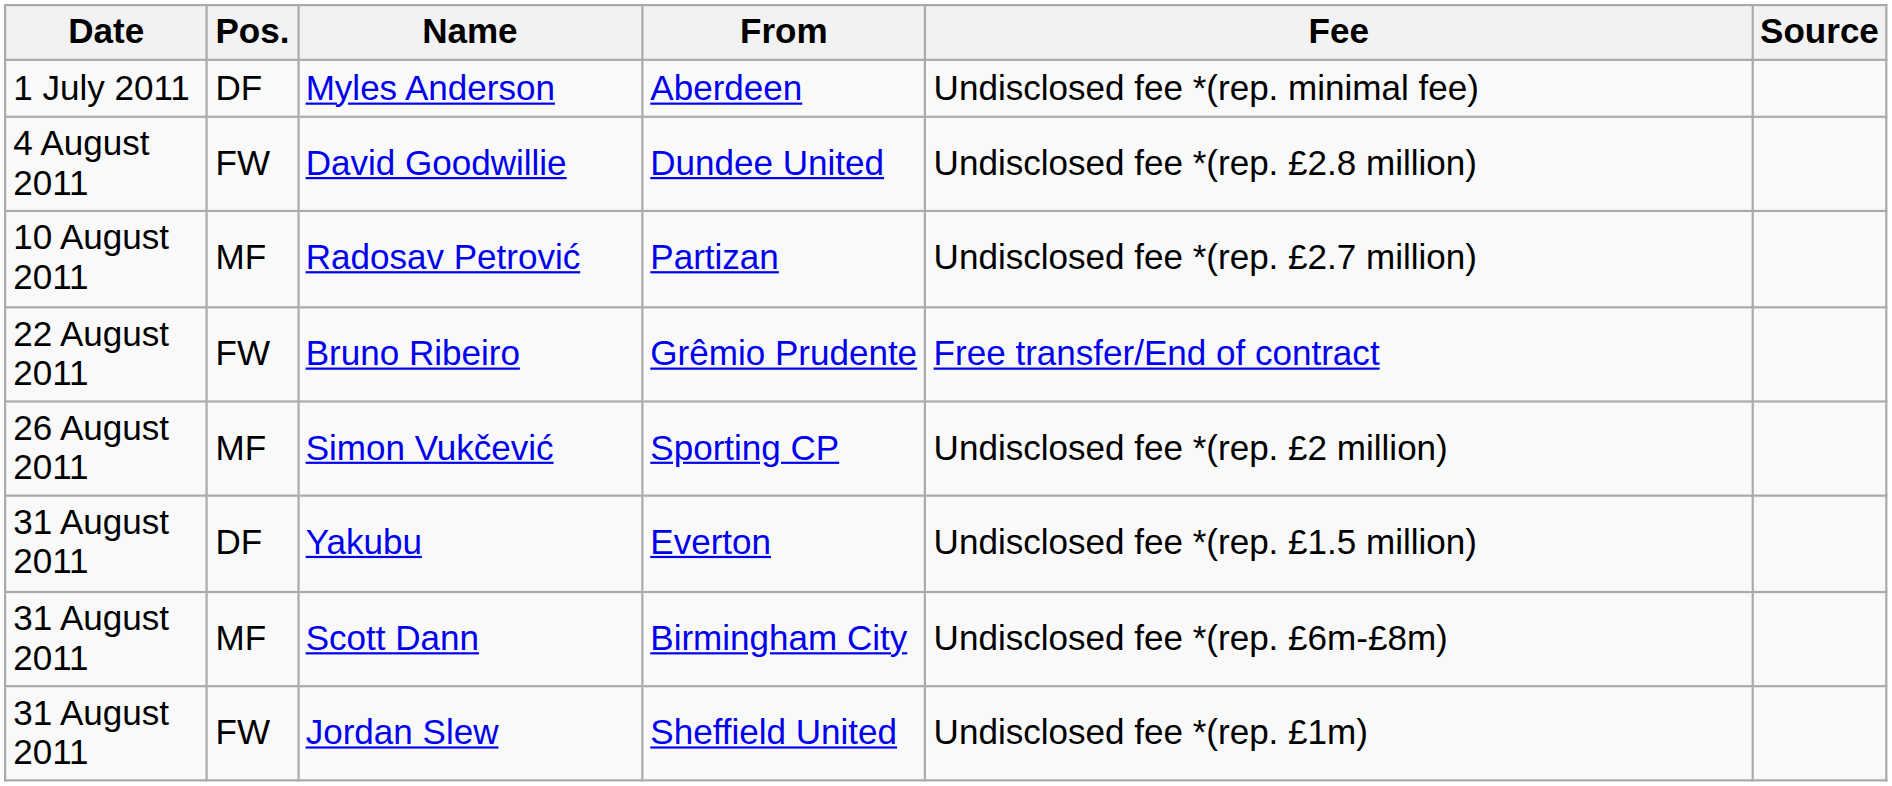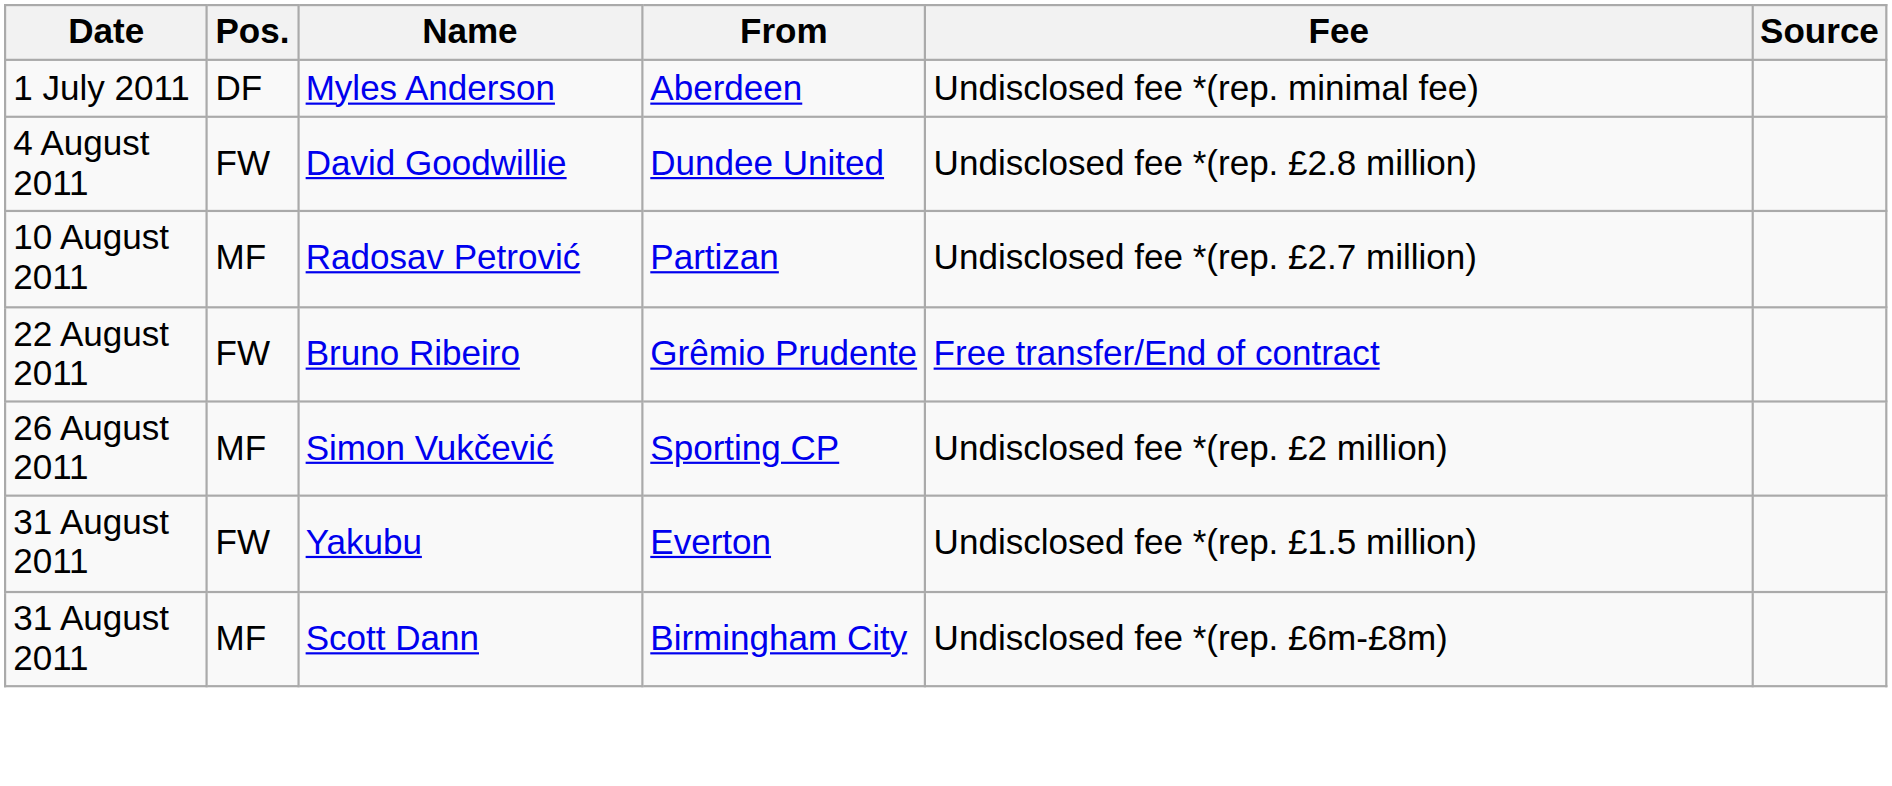(239, 543) DF -> (243, 543) FW
- row: (402, 733)
